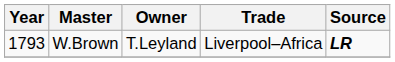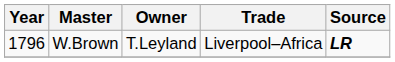(27, 43) 1793 -> (27, 43) 1796
